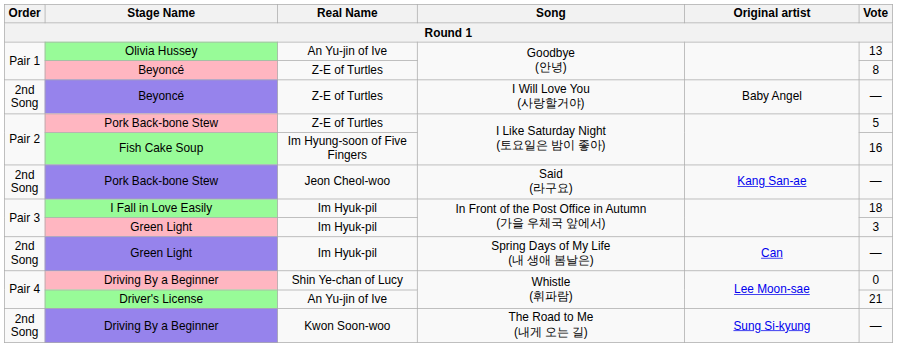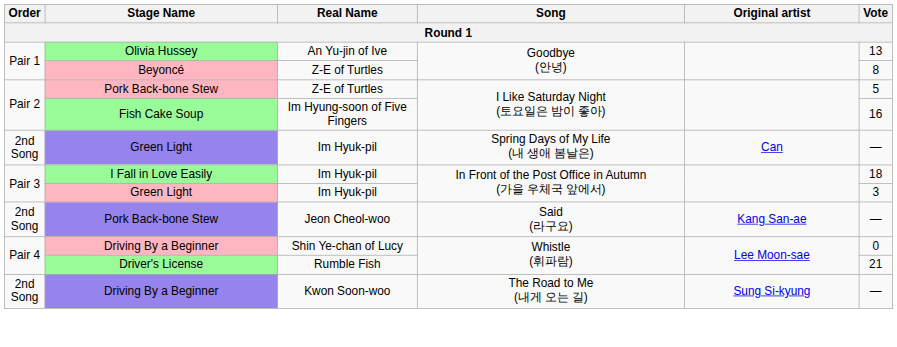- row: (161, 96)
rows swapped: (161, 181) <-> (161, 253)
(347, 299) An Yu-jin of Ive -> (347, 264) Rumble Fish
